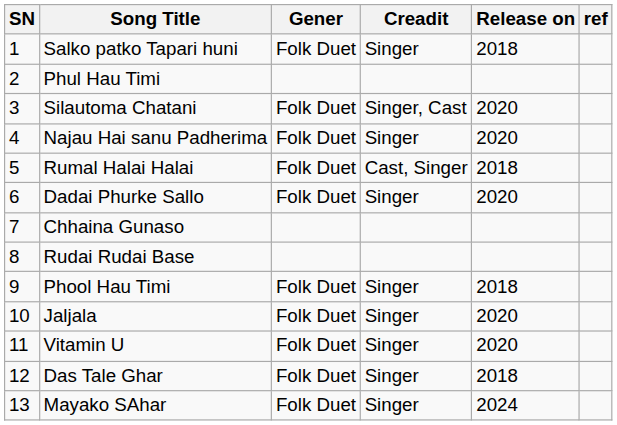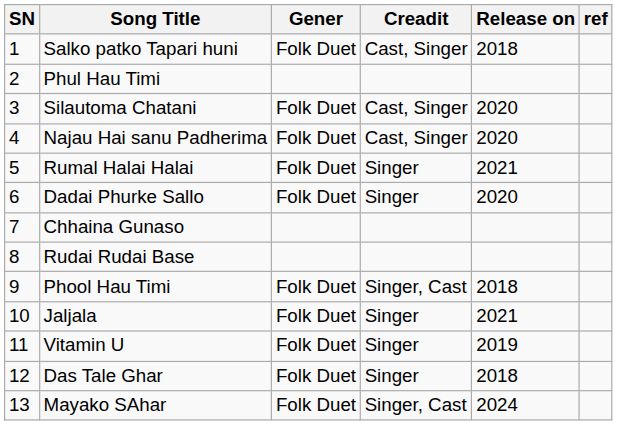(392, 49) Singer -> (416, 49) Cast, Singer
(416, 108) Singer, Cast -> (416, 108) Cast, Singer
(392, 138) Singer -> (416, 138) Cast, Singer
(416, 167) Cast, Singer -> (392, 167) Singer
(497, 167) 2018 -> (497, 167) 2021
(392, 286) Singer -> (416, 286) Singer, Cast
(497, 316) 2020 -> (497, 316) 2021
(497, 345) 2020 -> (497, 345) 2019
(392, 405) Singer -> (416, 405) Singer, Cast
